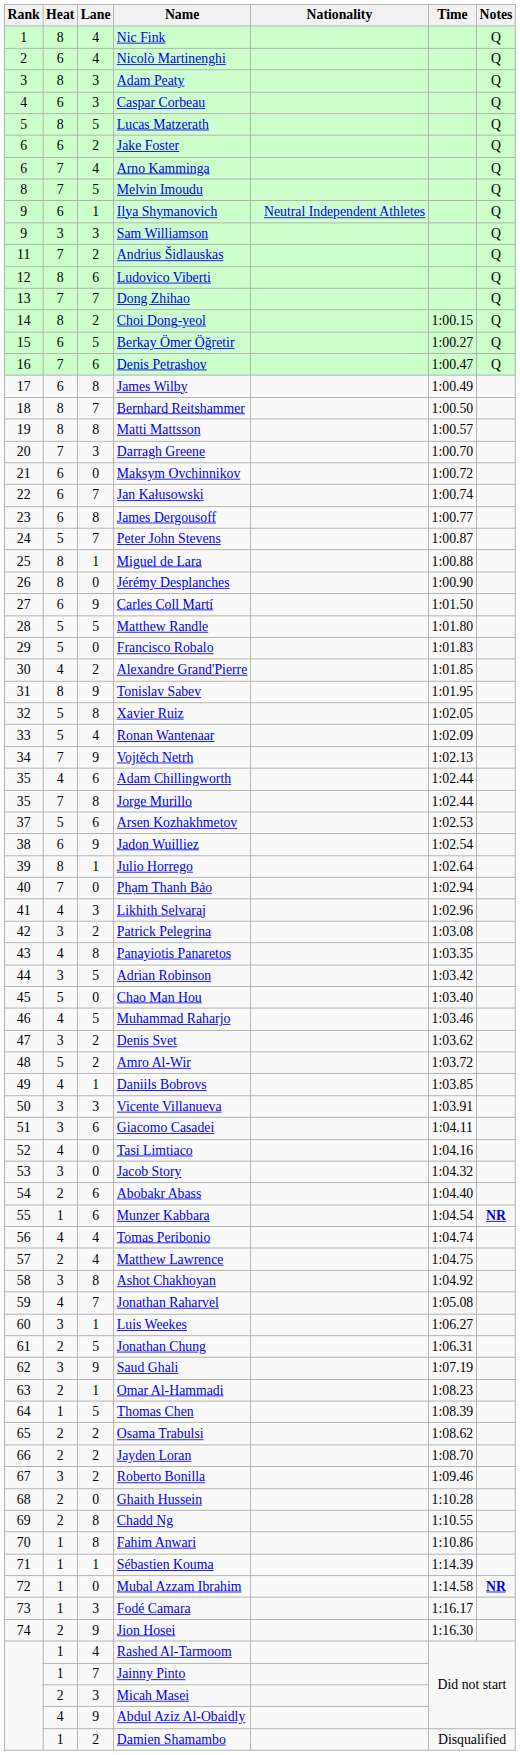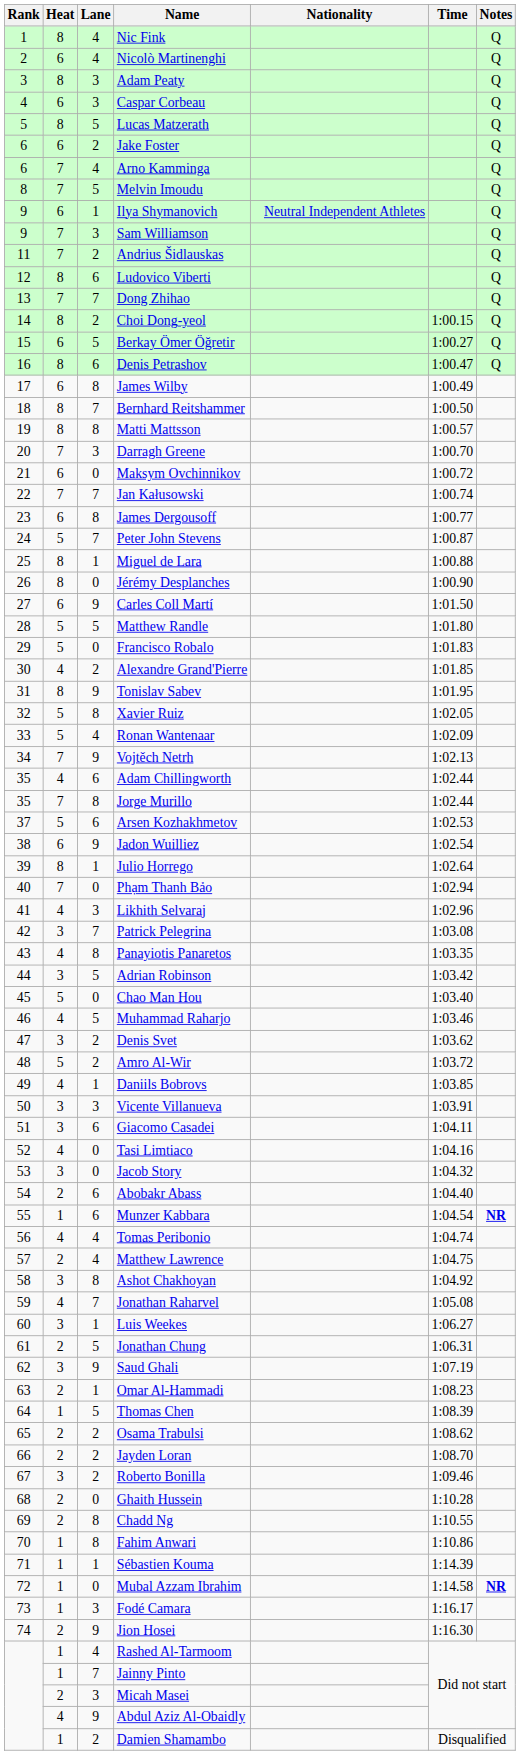(60, 233) 3 -> (60, 233) 7
(60, 364) 7 -> (60, 364) 8
(60, 495) 6 -> (60, 495) 7
(96, 931) 2 -> (96, 931) 7
